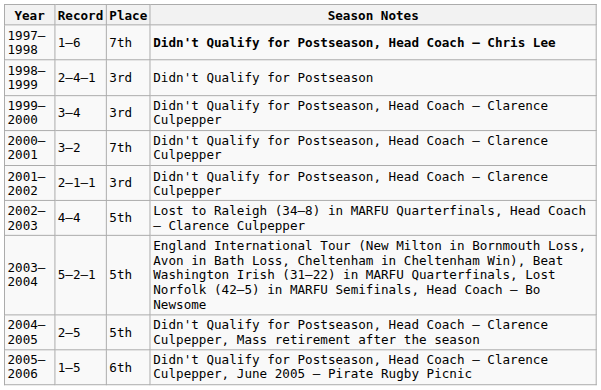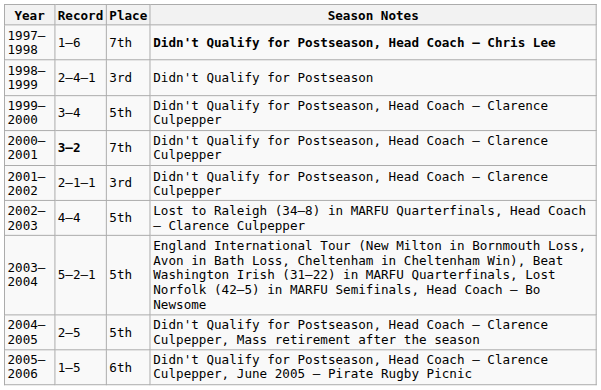(121, 113) 3rd -> (121, 113) 5th
(69, 148) normal -> (69, 148) bold
